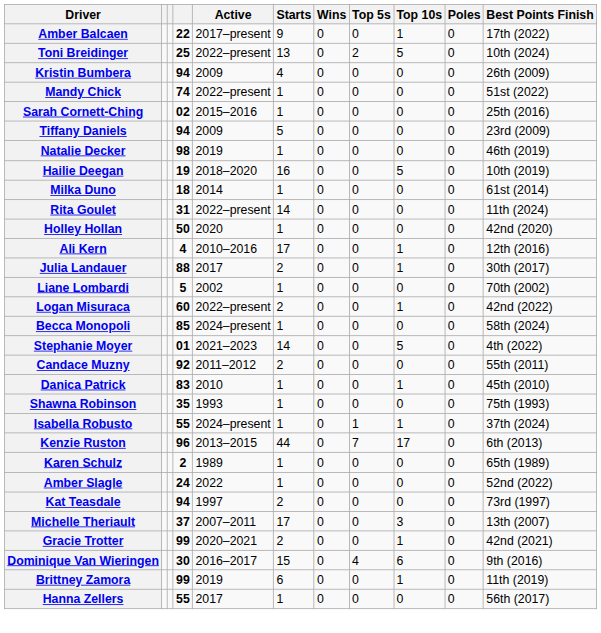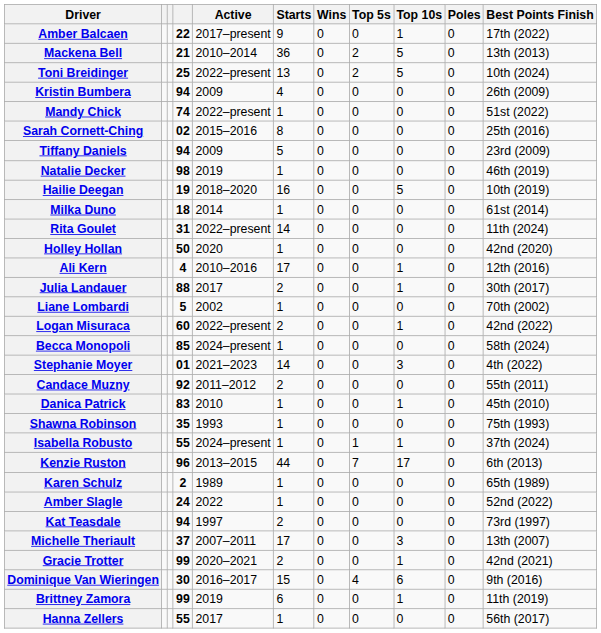+ row: (83, 53)
(280, 112) 1 -> (280, 131) 8
(400, 346) 5 -> (400, 365) 3
